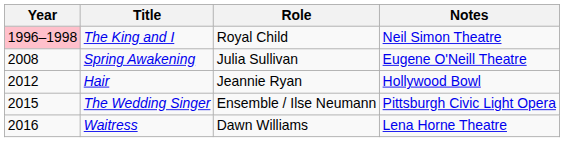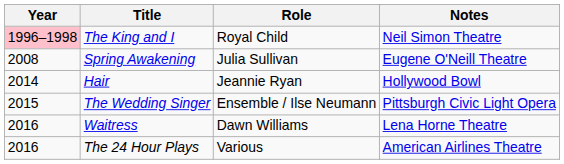(23, 81) 2012 -> (23, 81) 2014
+ row: (141, 147)
